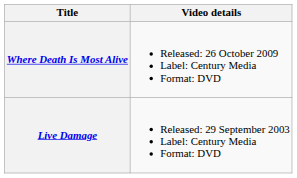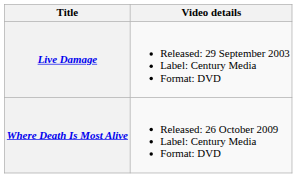rows swapped: (67, 135) <-> (67, 59)
